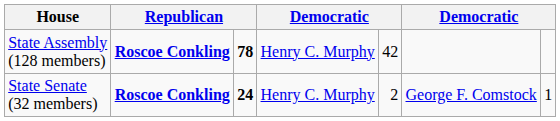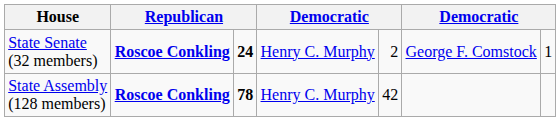rows swapped: (53, 94) <-> (58, 51)
